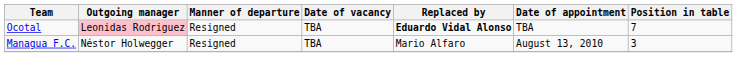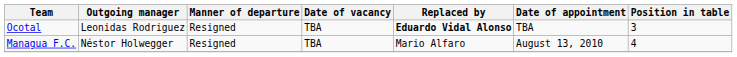(133, 28) pink background -> (133, 28) no background
(634, 28) 7 -> (634, 28) 3
(634, 44) 3 -> (634, 44) 4
